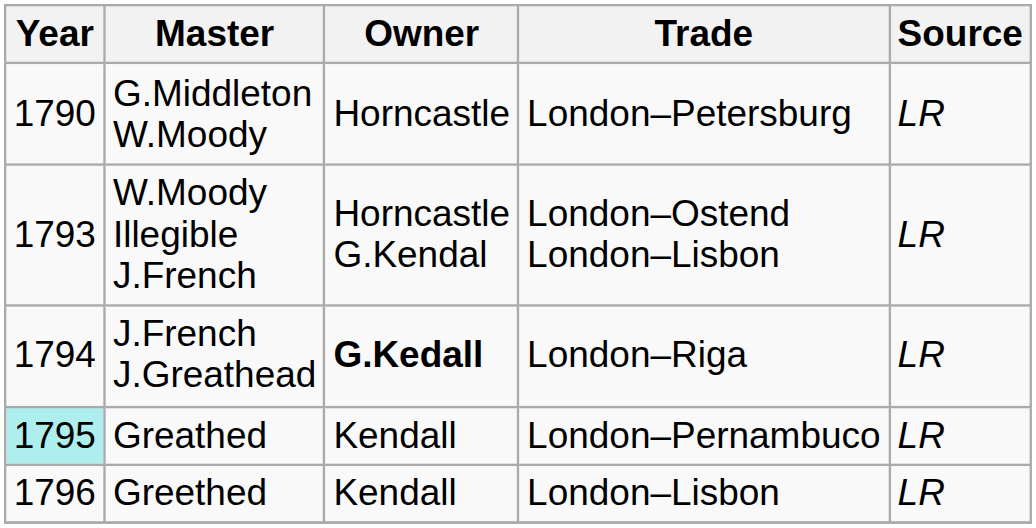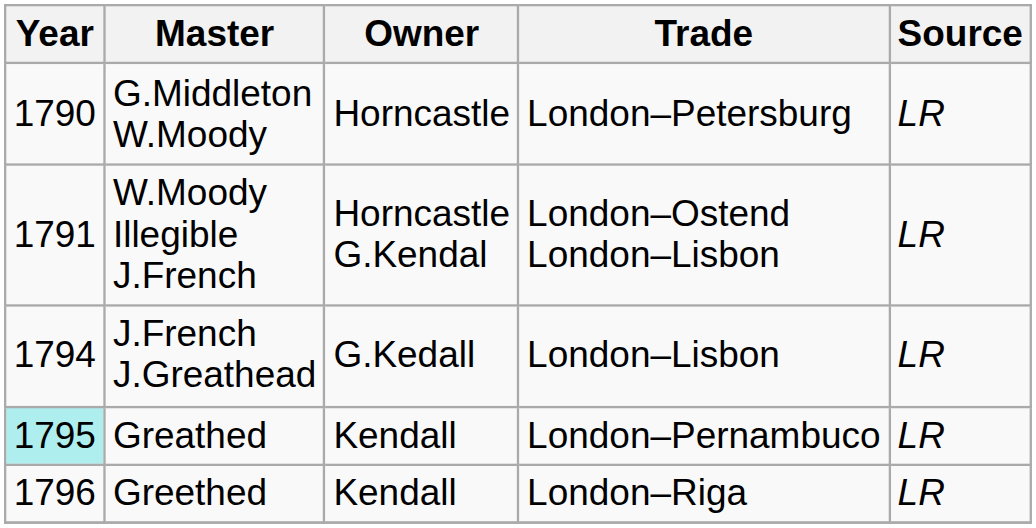(55, 234) 1793 -> (55, 234) 1791
(408, 355) bold -> (404, 355) normal
(637, 355) London–Riga -> (654, 355) London–Lisbon
(654, 493) London–Lisbon -> (637, 493) London–Riga
